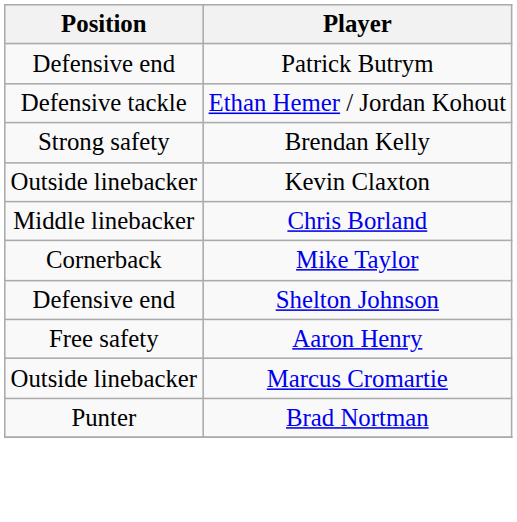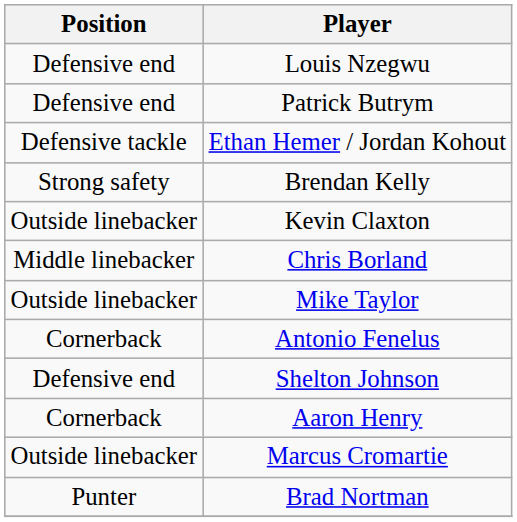+ row: (357, 63)
(104, 260) Cornerback -> (104, 299) Outside linebacker
+ row: (357, 338)
(104, 338) Free safety -> (104, 417) Cornerback
